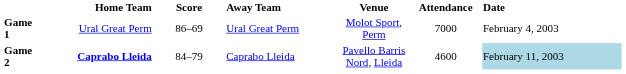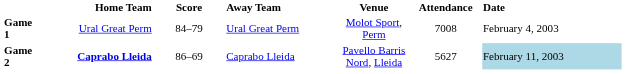(189, 28) 86–69 -> (189, 28) 84–79
(446, 28) 7000 -> (446, 28) 7008
(189, 56) 84–79 -> (189, 56) 86–69
(446, 56) 4600 -> (446, 56) 5627
